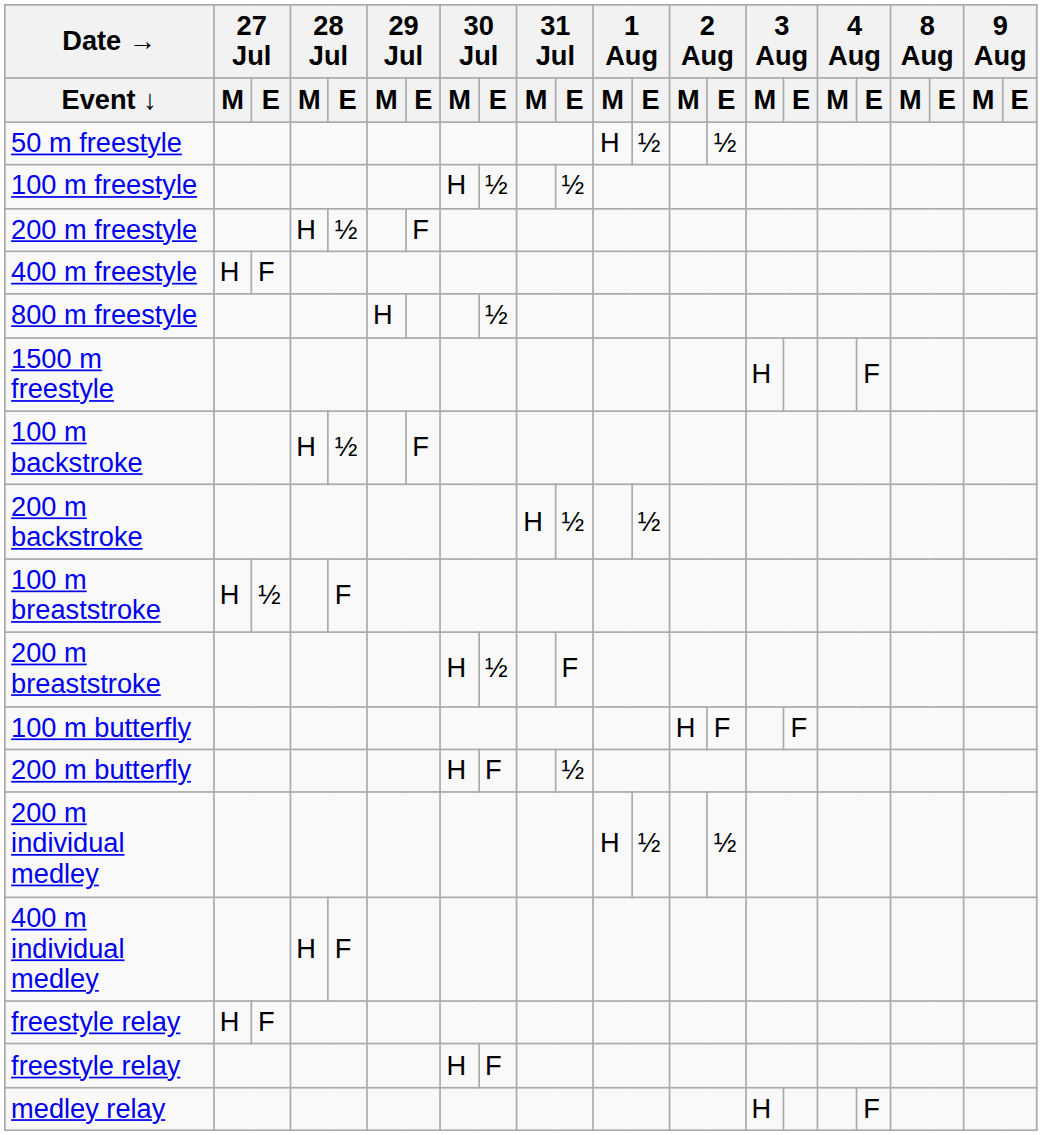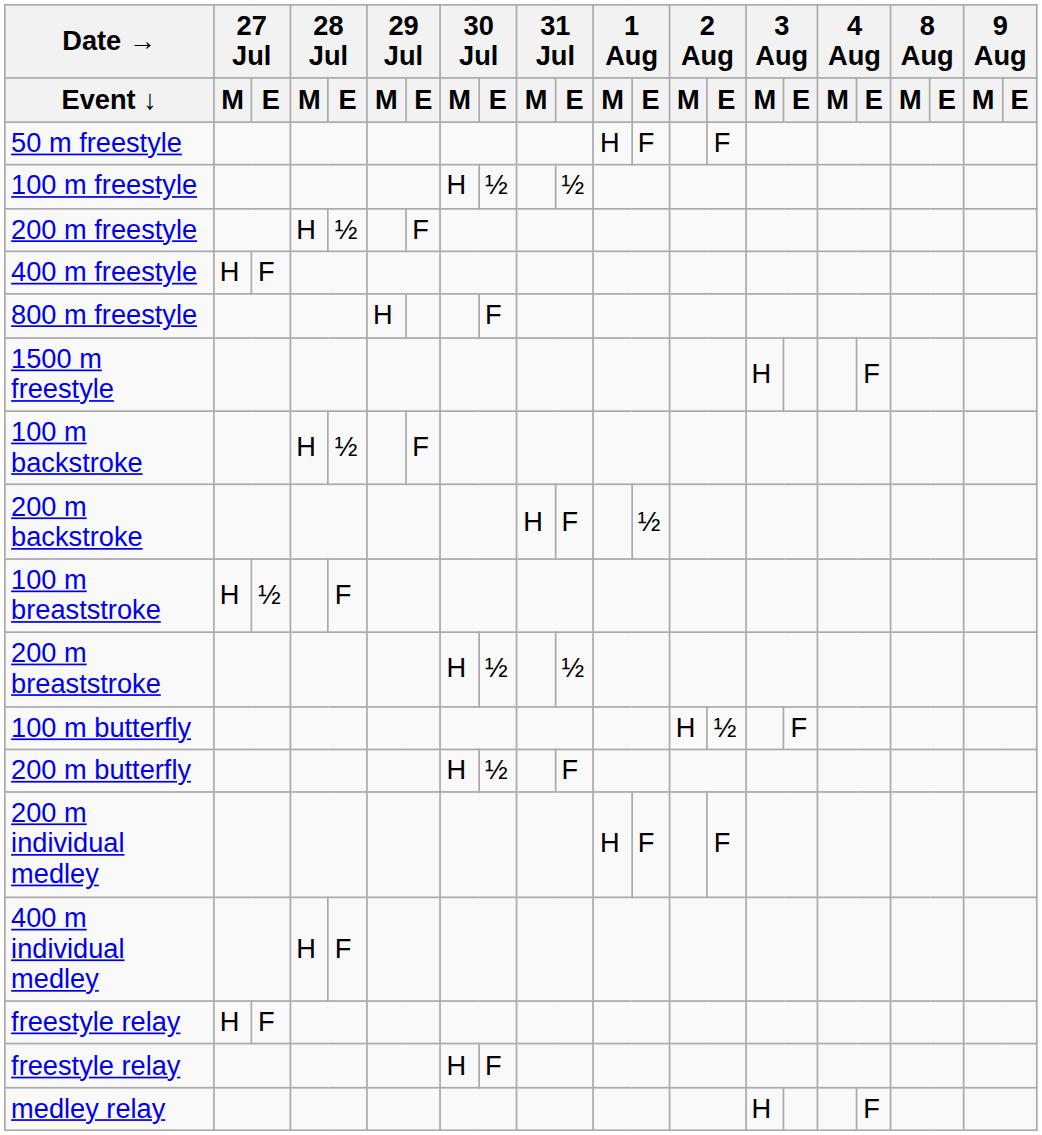(649, 142) ½ -> (646, 142) F
(725, 142) ½ -> (722, 142) F
(496, 315) ½ -> (493, 315) F
(573, 521) ½ -> (570, 521) F
(570, 668) F -> (573, 668) ½
(722, 727) F -> (725, 727) ½
(493, 770) F -> (496, 770) ½
(573, 770) ½ -> (570, 770) F
(649, 844) ½ -> (646, 844) F
(725, 844) ½ -> (722, 844) F
